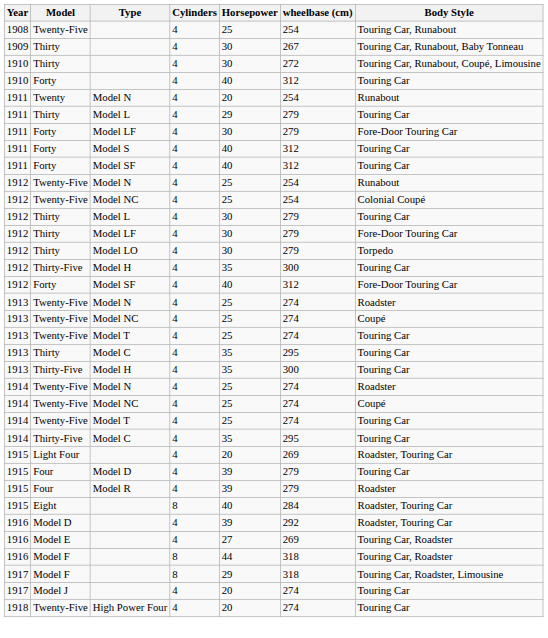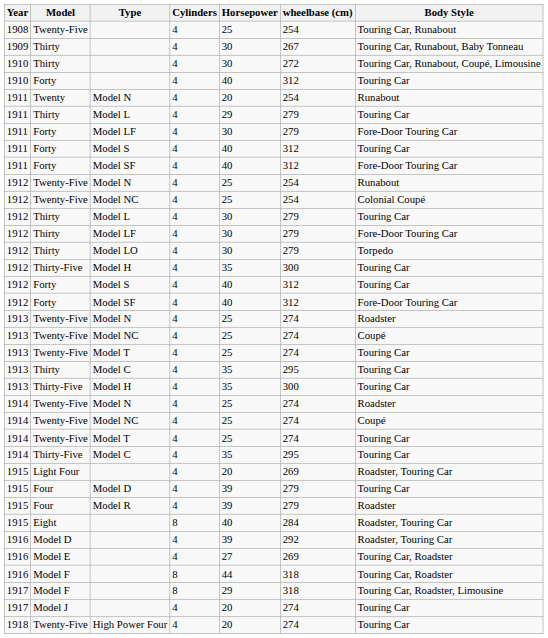(384, 166) Touring Car -> (407, 166) Fore-Door Touring Car
+ row: (18, 285)
